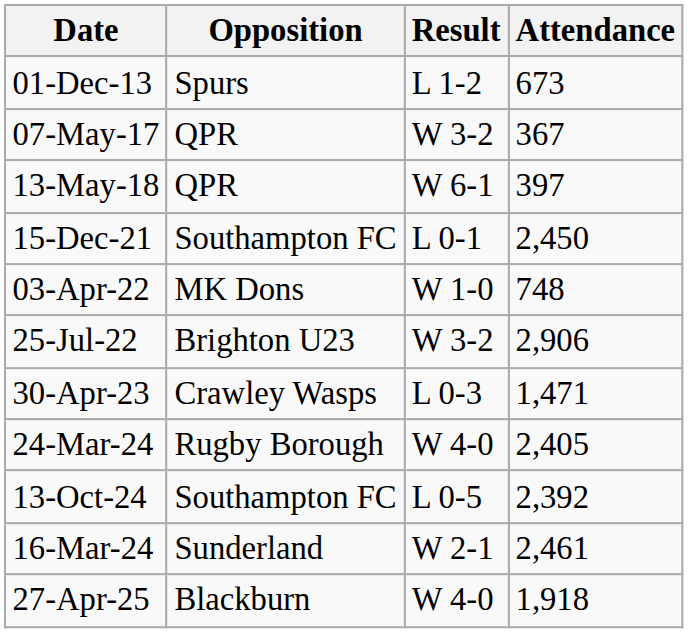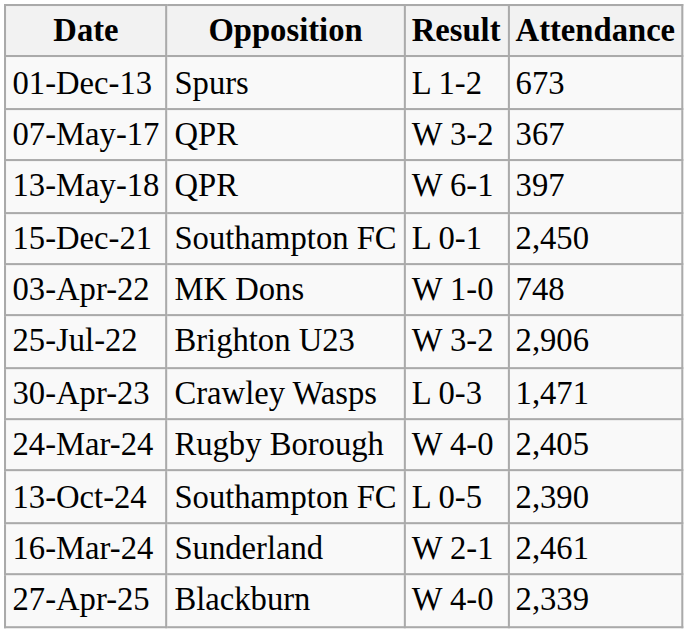(552, 496) 2,392 -> (552, 496) 2,390
(552, 599) 1,918 -> (552, 599) 2,339
